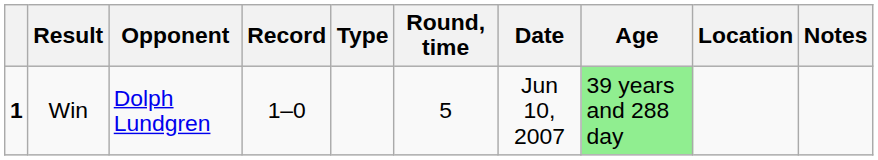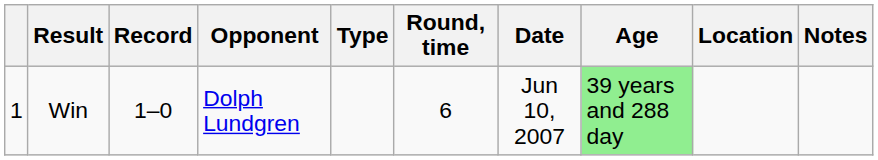columns swapped: (287, 35) <-> (175, 35)
(16, 110) bold -> (16, 110) normal
(446, 110) 5 -> (446, 110) 6
